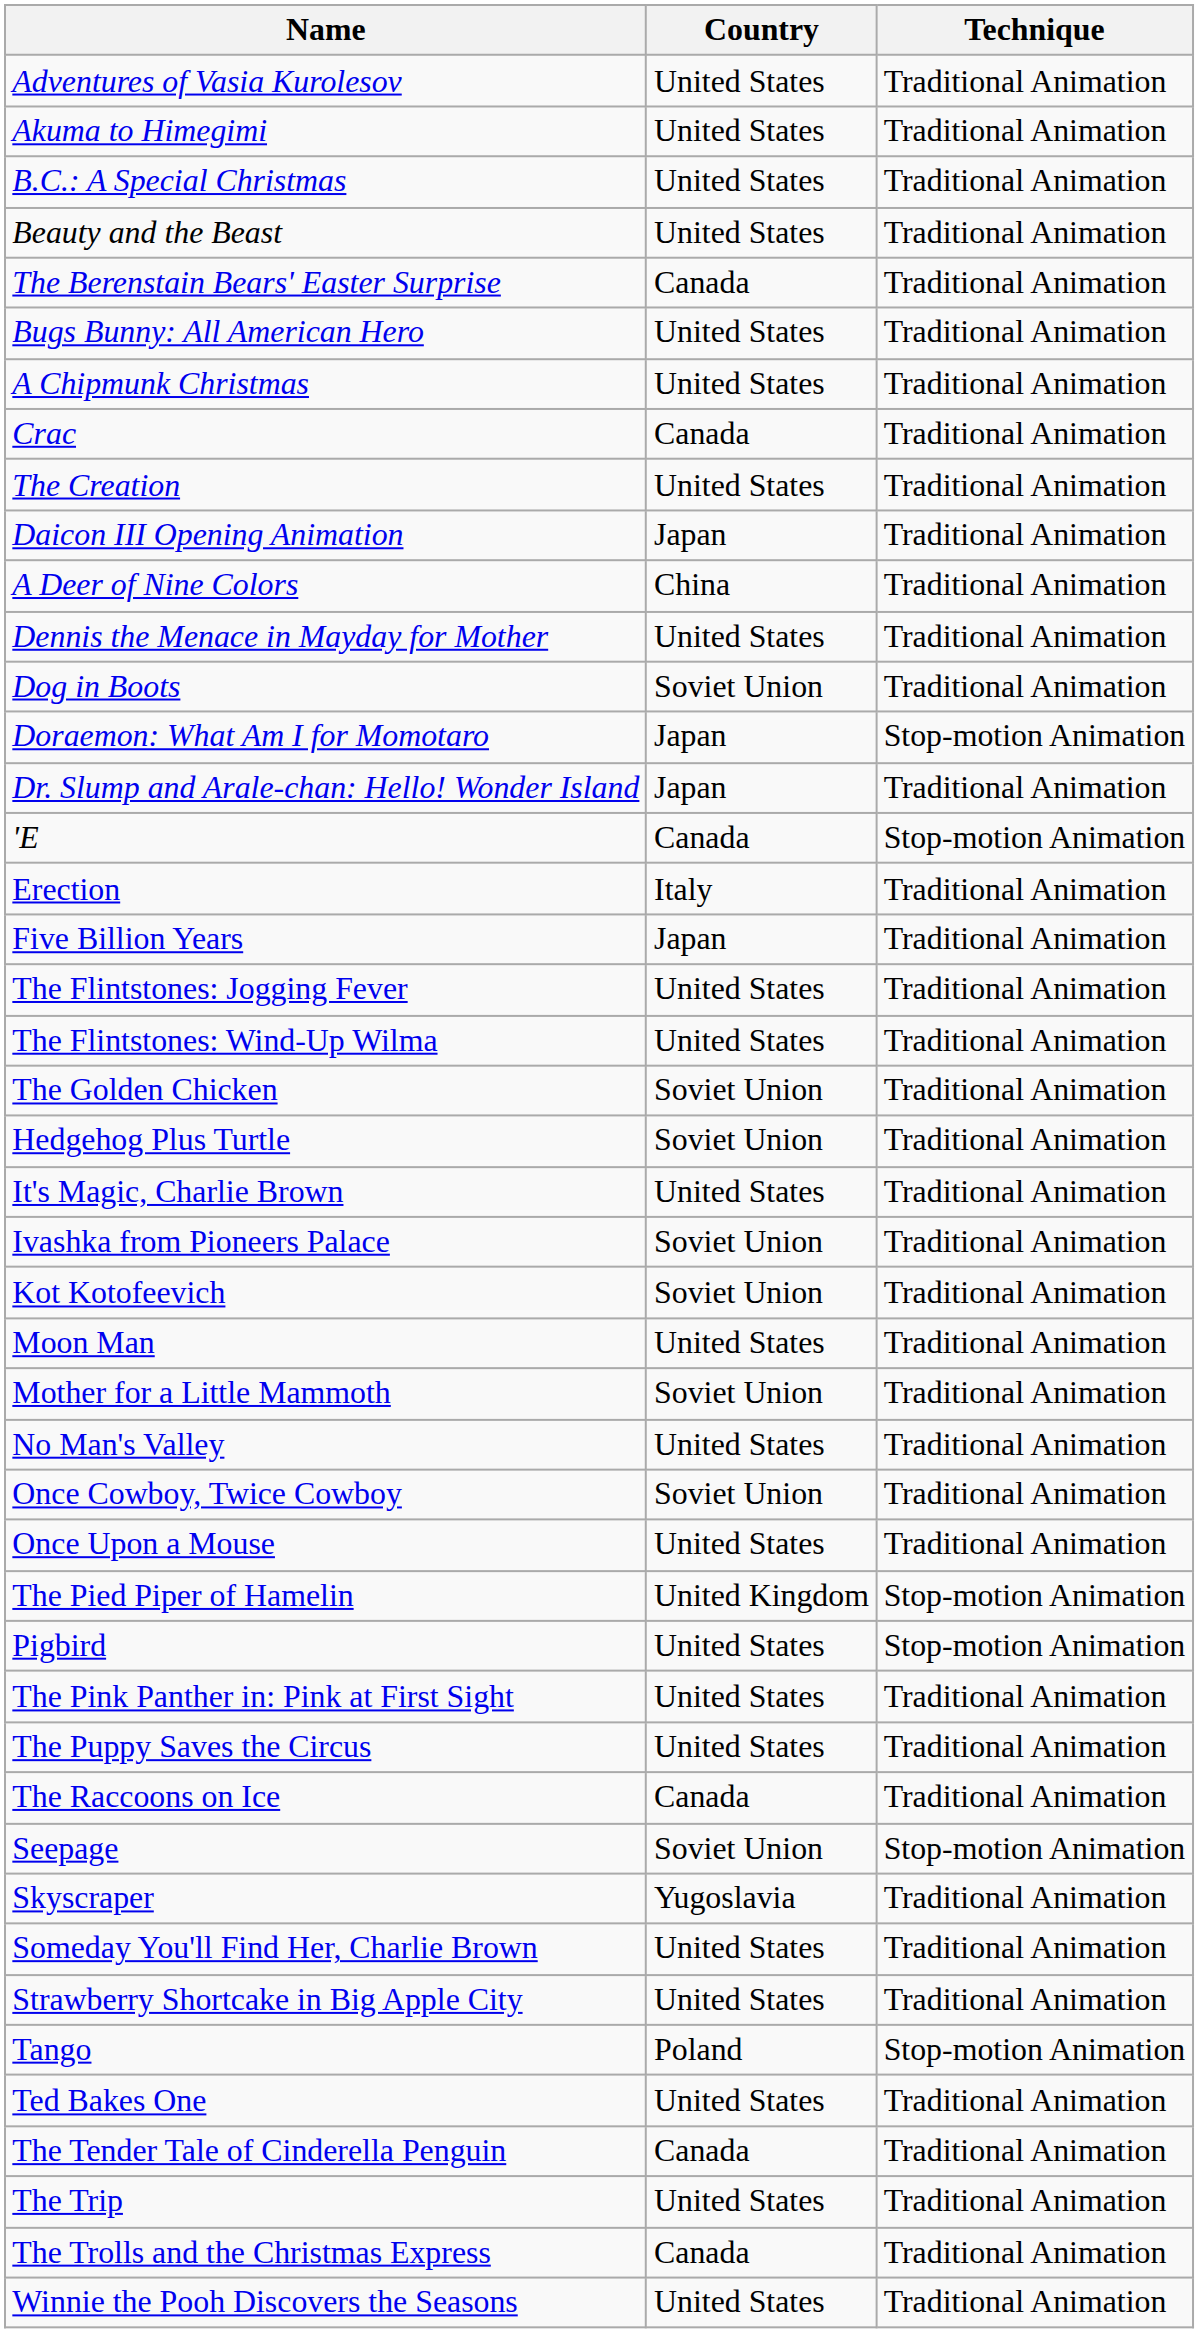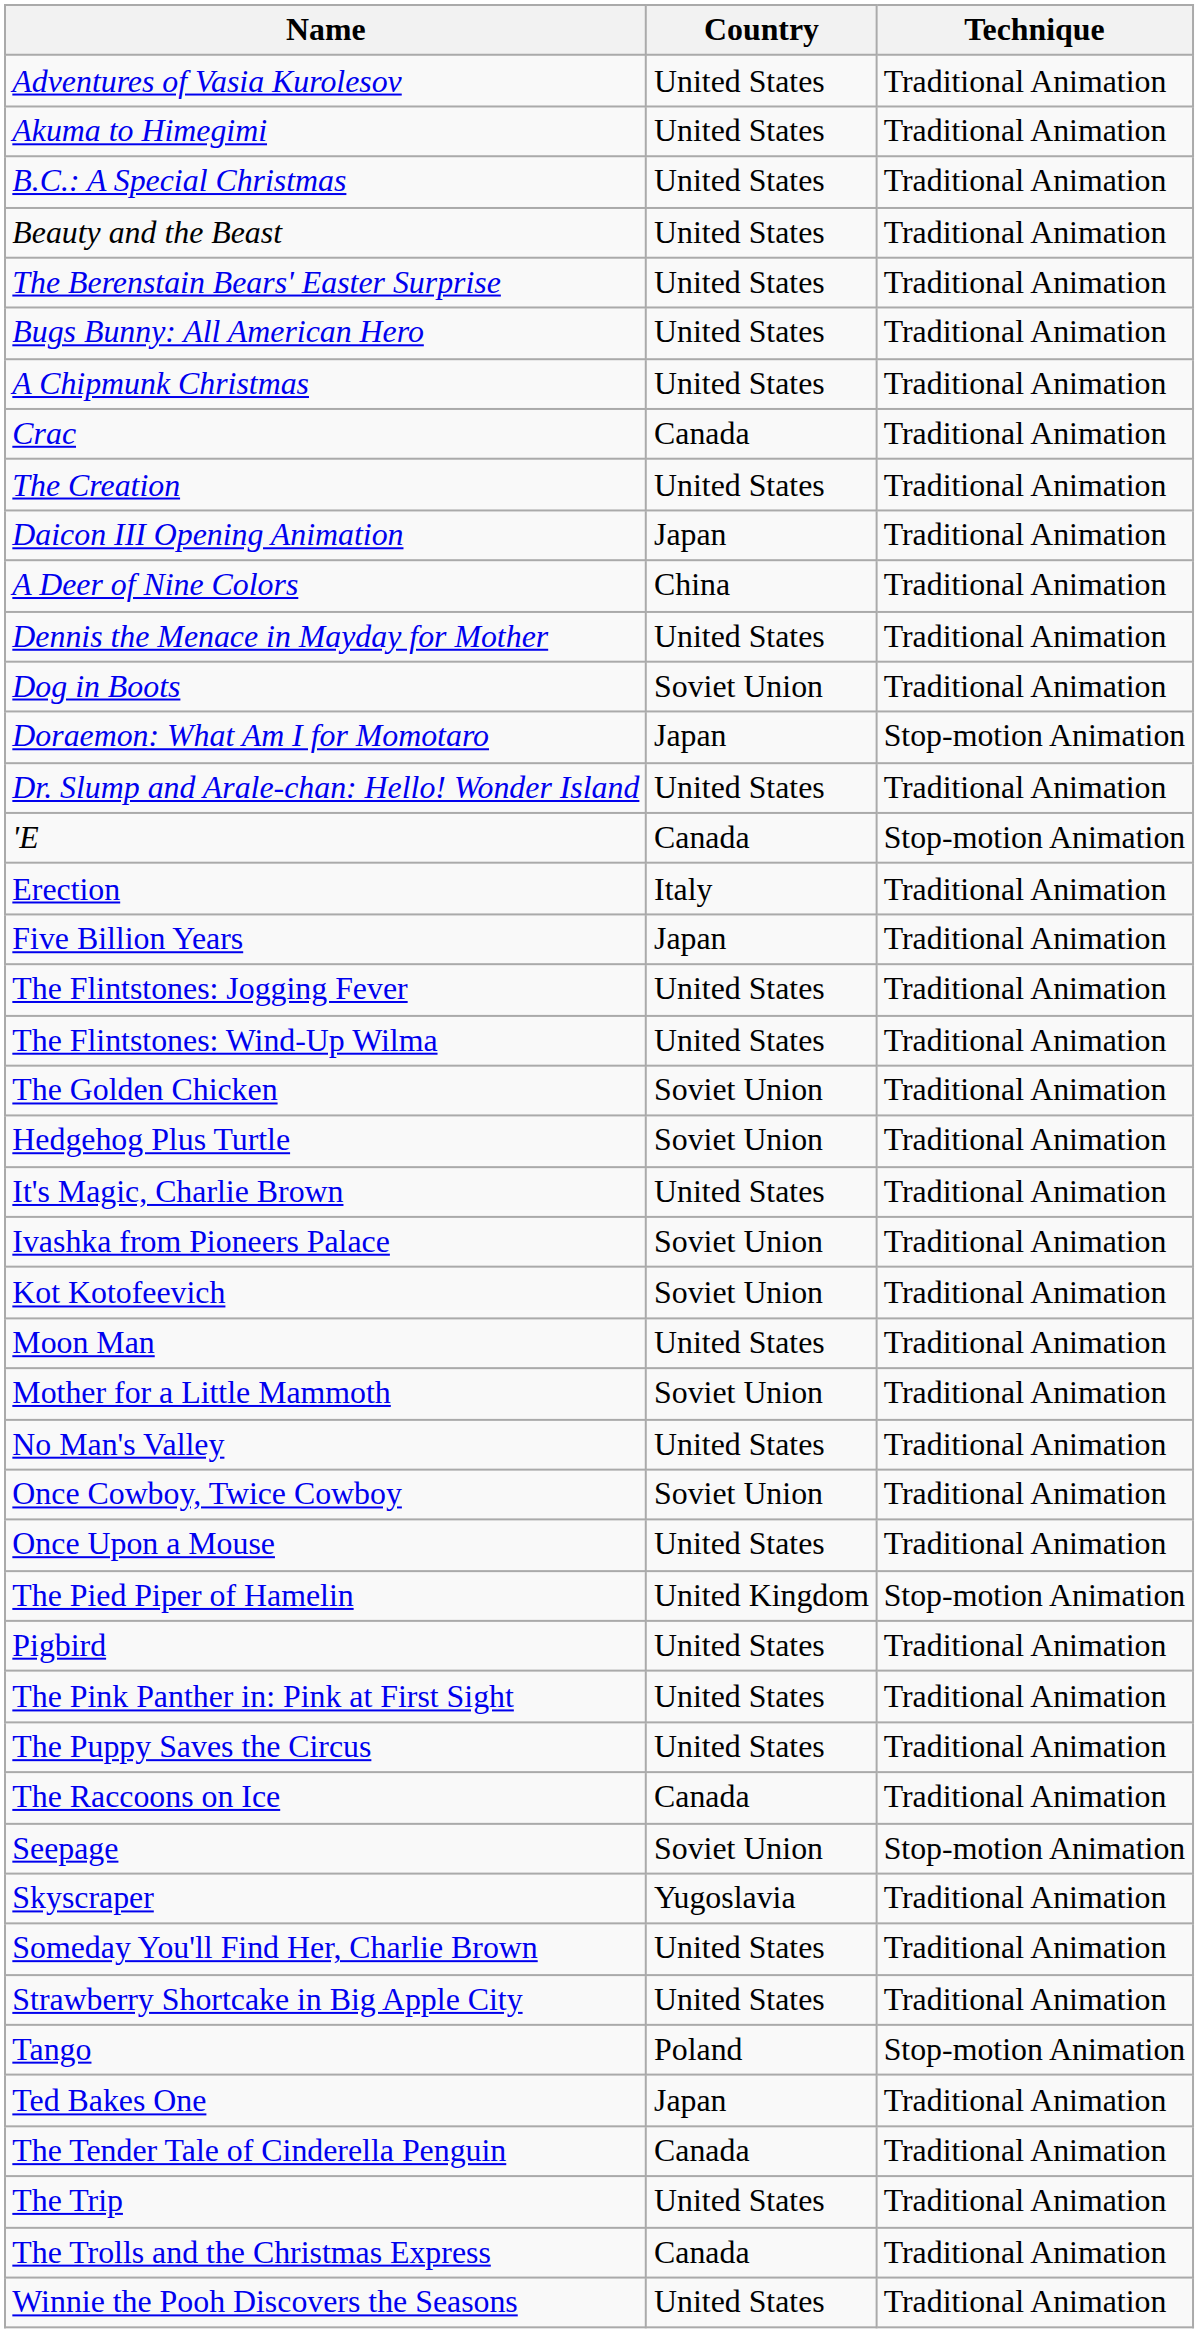(702, 282) Canada -> (739, 282) United States
(690, 787) Japan -> (739, 787) United States
(1034, 1645) Stop-motion Animation -> (1025, 1645) Traditional Animation
(739, 2100) United States -> (690, 2100) Japan
